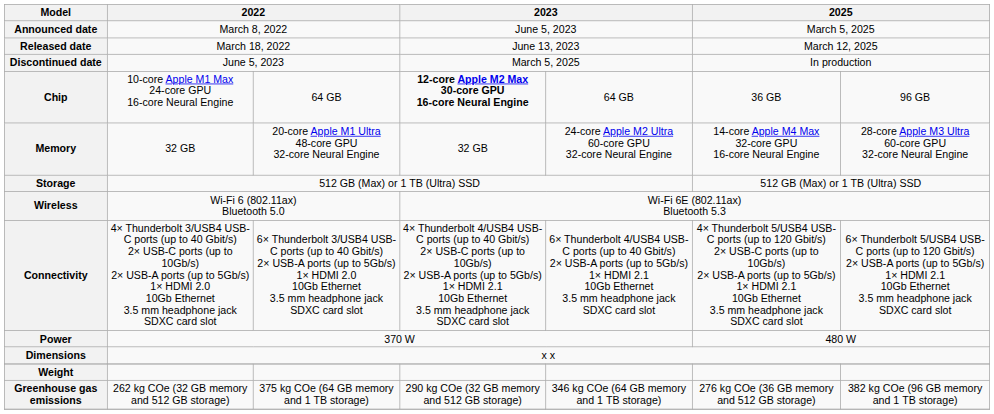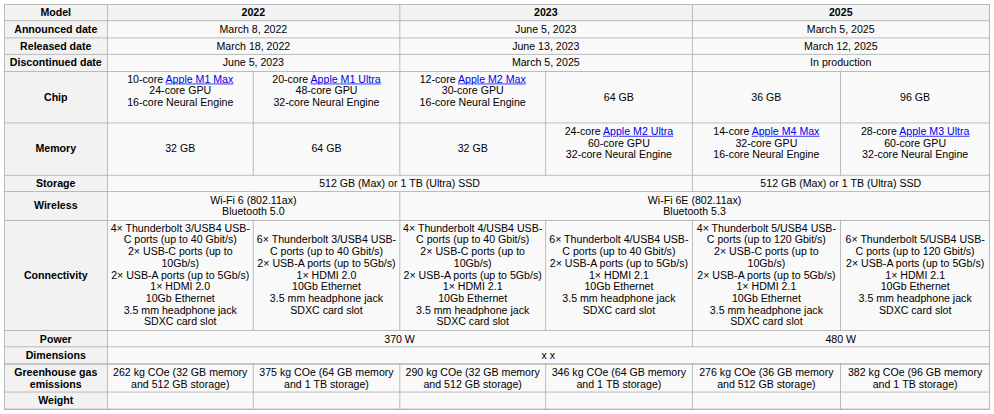(326, 97) 64 GB -> (326, 91) 20-core Apple M1 Ultra 48-core GPU 32-core Neural Engine
(473, 91) bold -> (473, 91) normal
(326, 143) 20-core Apple M1 Ultra 48-core GPU 32-core Neural Engine -> (326, 149) 64 GB
rows swapped: (56, 372) <-> (56, 394)
